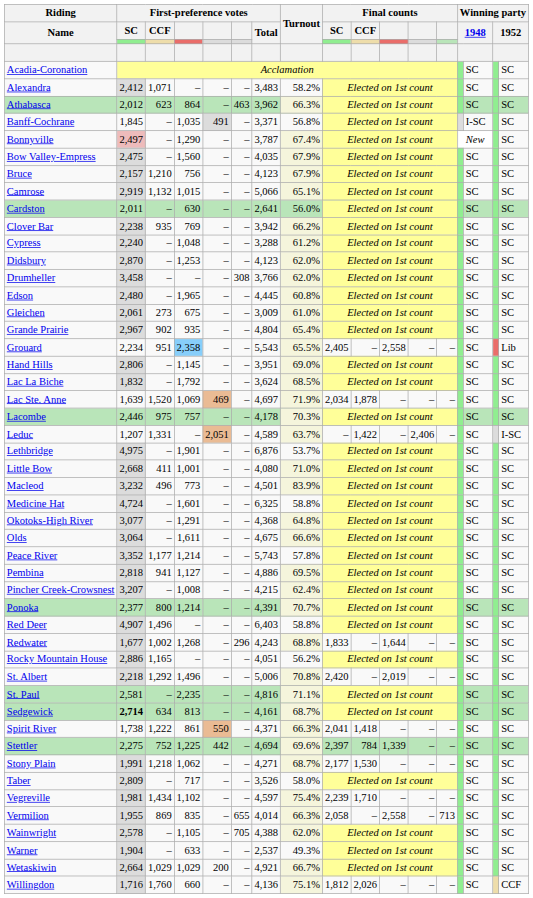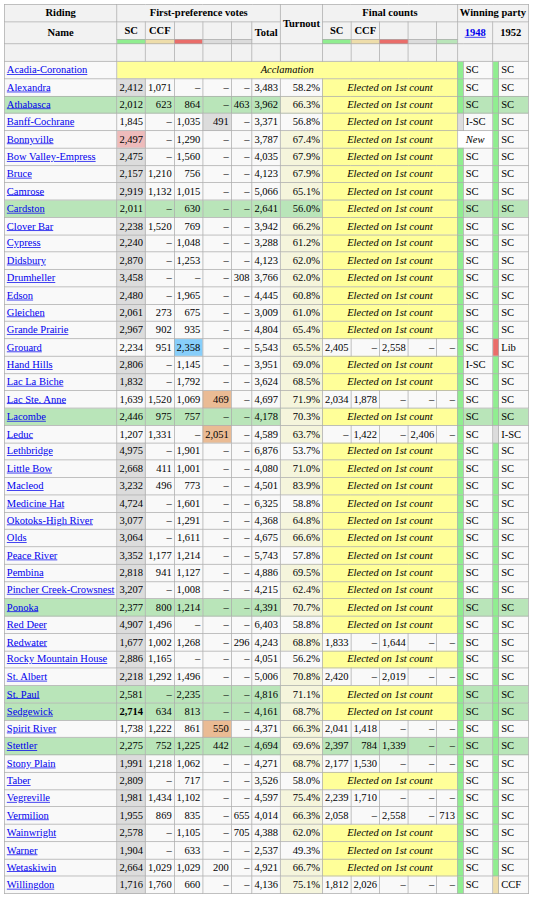(164, 226) 935 -> (160, 226) 1,520
(472, 365) SC -> (476, 365) I-SC
